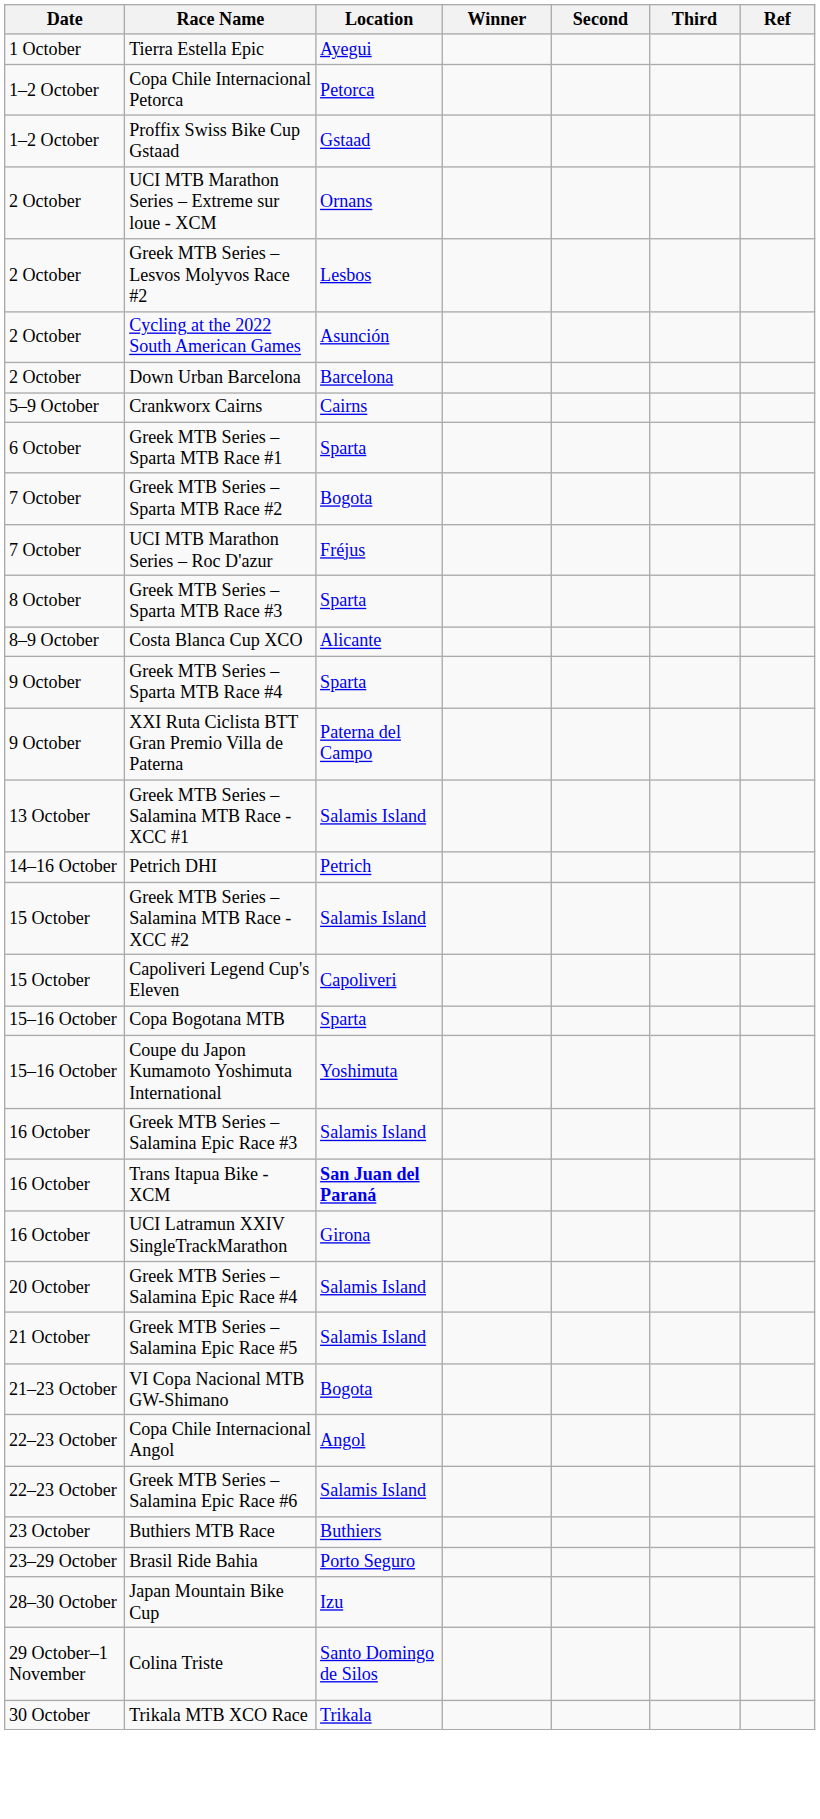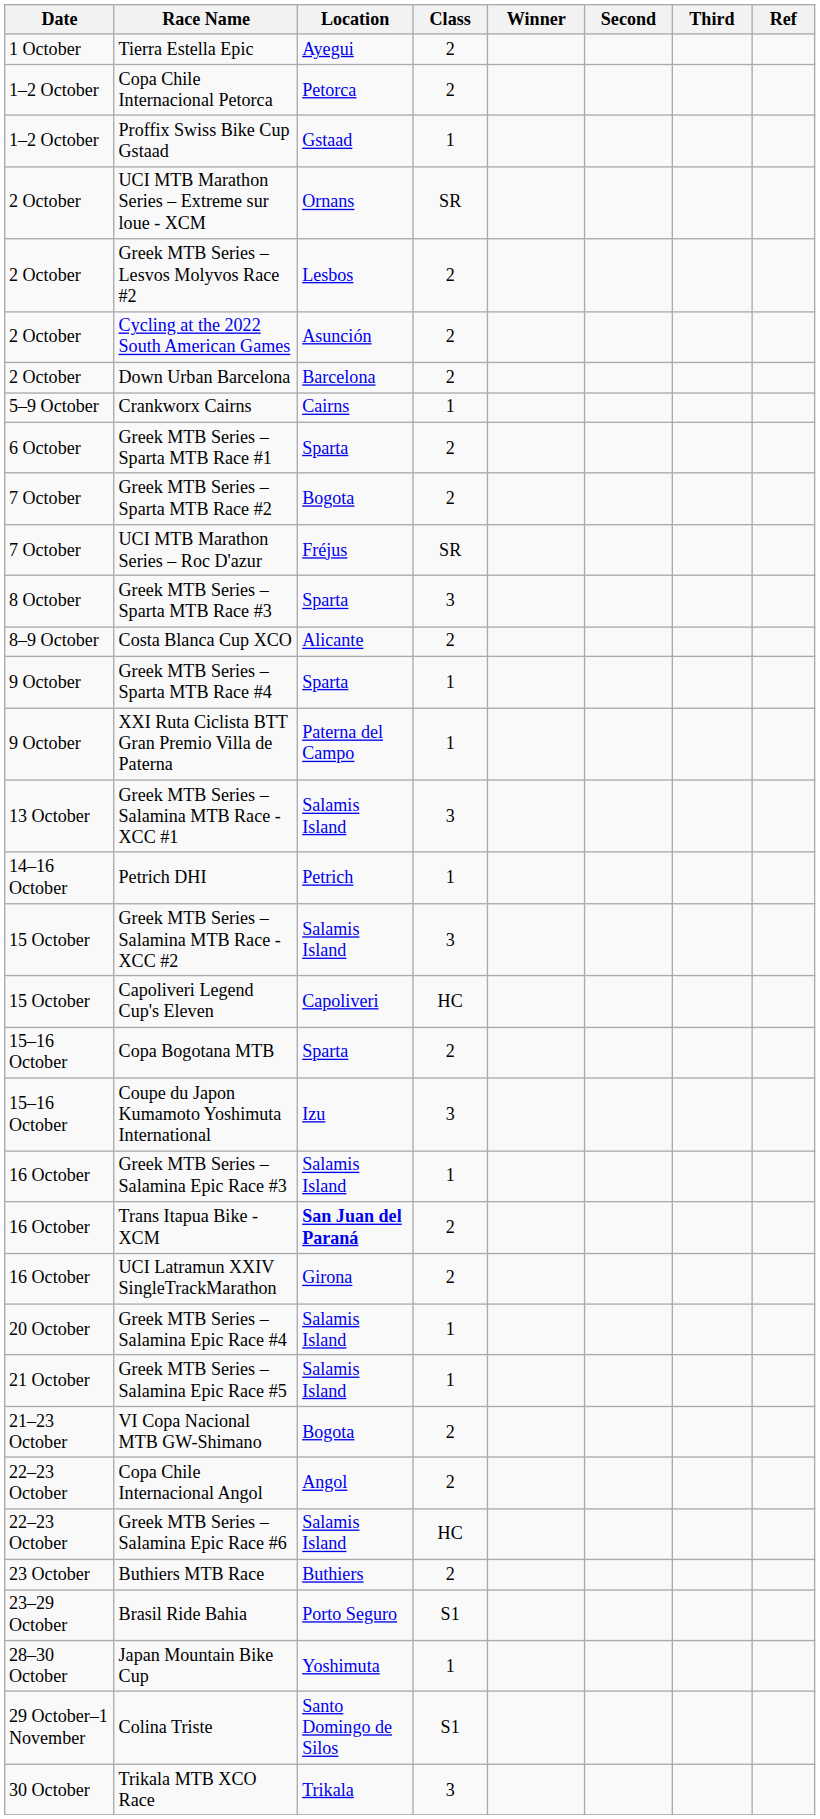+ column: (450, 19)
(359, 1071) Yoshimuta -> (314, 1113) Izu
(332, 1601) Izu -> (341, 1665) Yoshimuta
